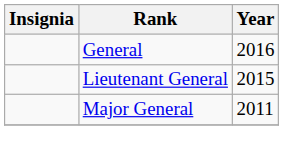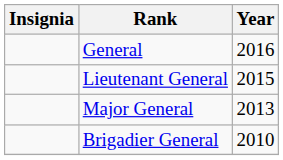(255, 109) 2011 -> (255, 109) 2013
+ row: (151, 139)
